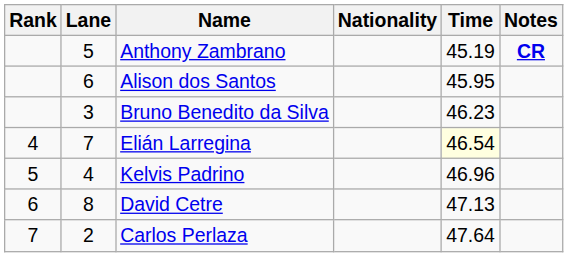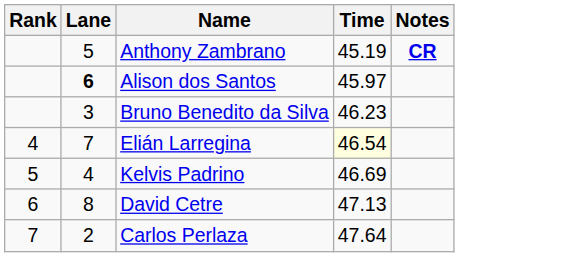- column: (387, 20)
(88, 82) normal -> (88, 82) bold
(471, 82) 45.95 -> (362, 82) 45.97
(471, 174) 46.96 -> (362, 174) 46.69
